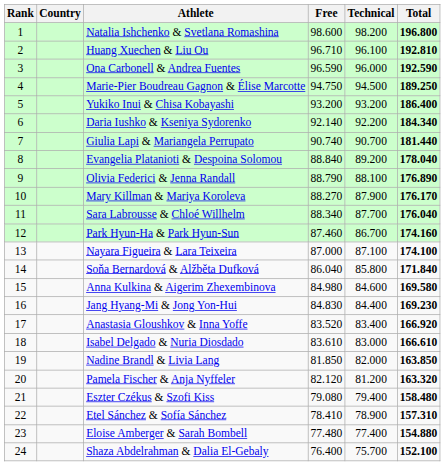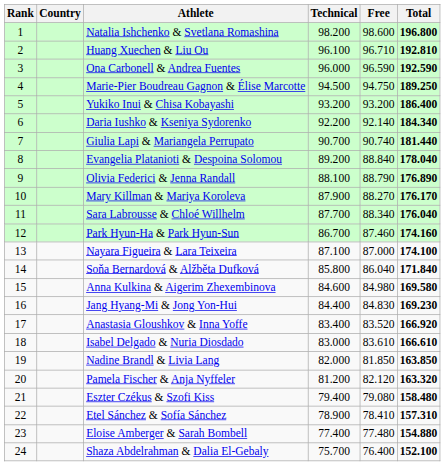columns swapped: (371, 13) <-> (326, 13)
